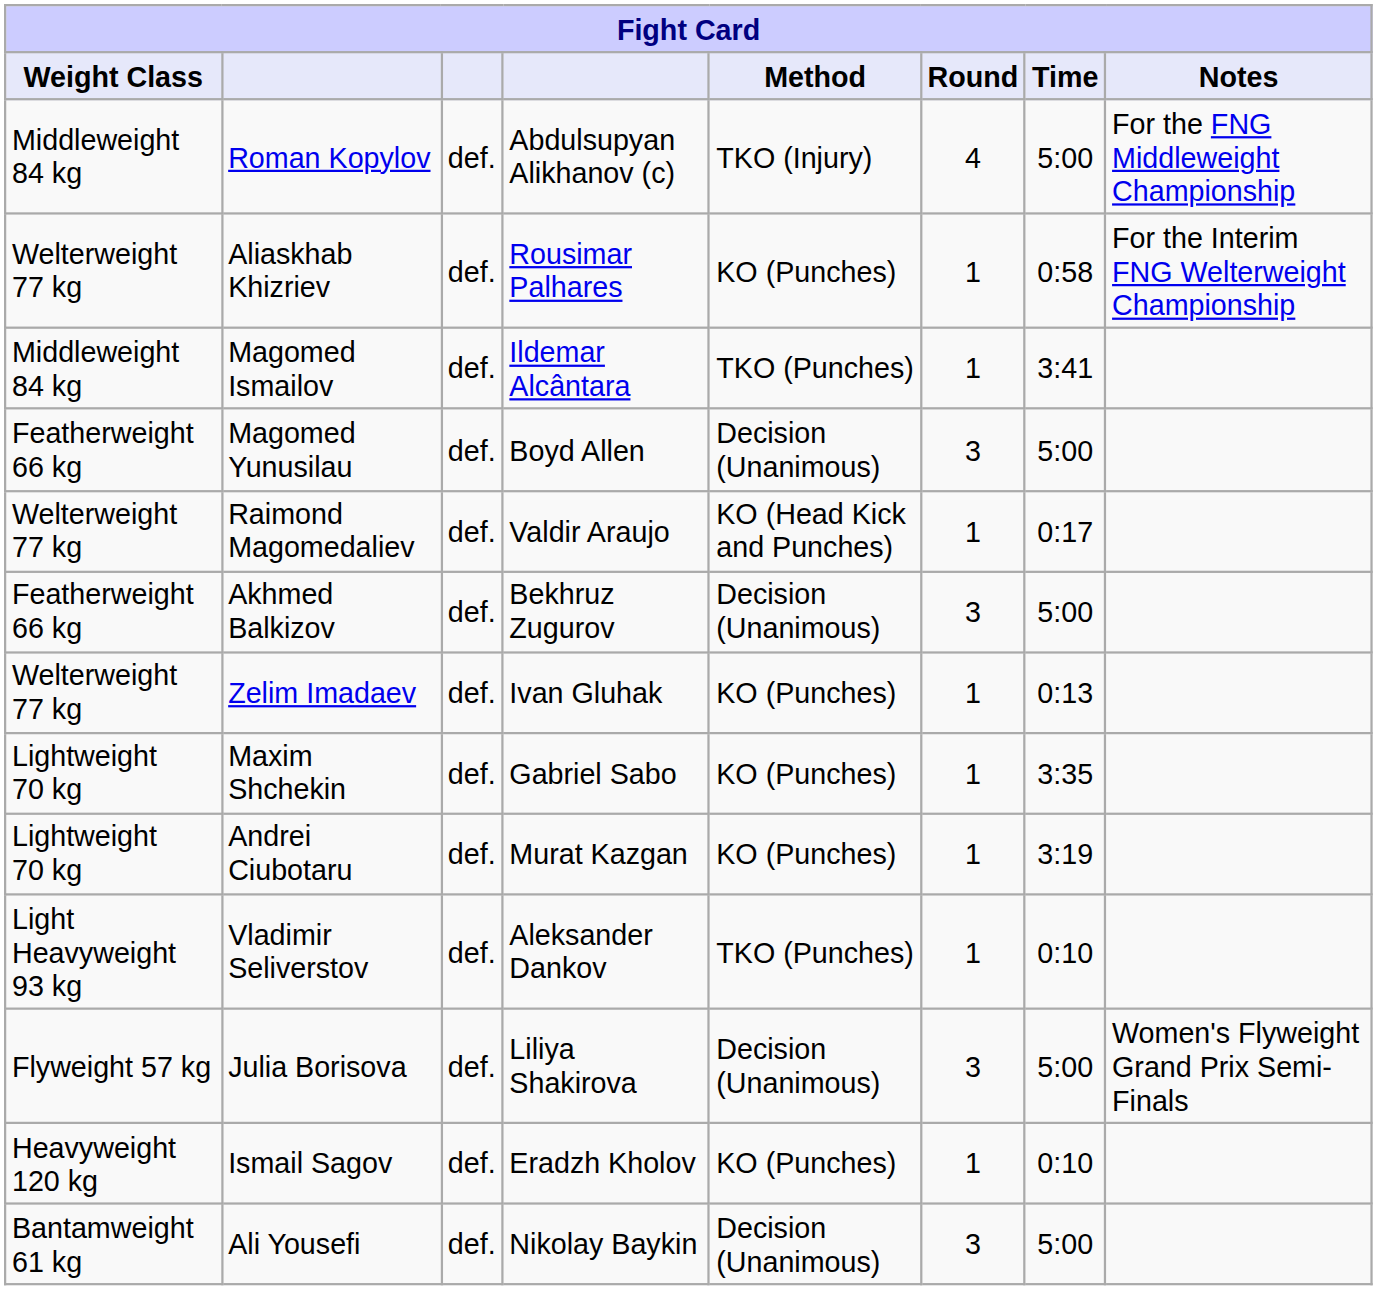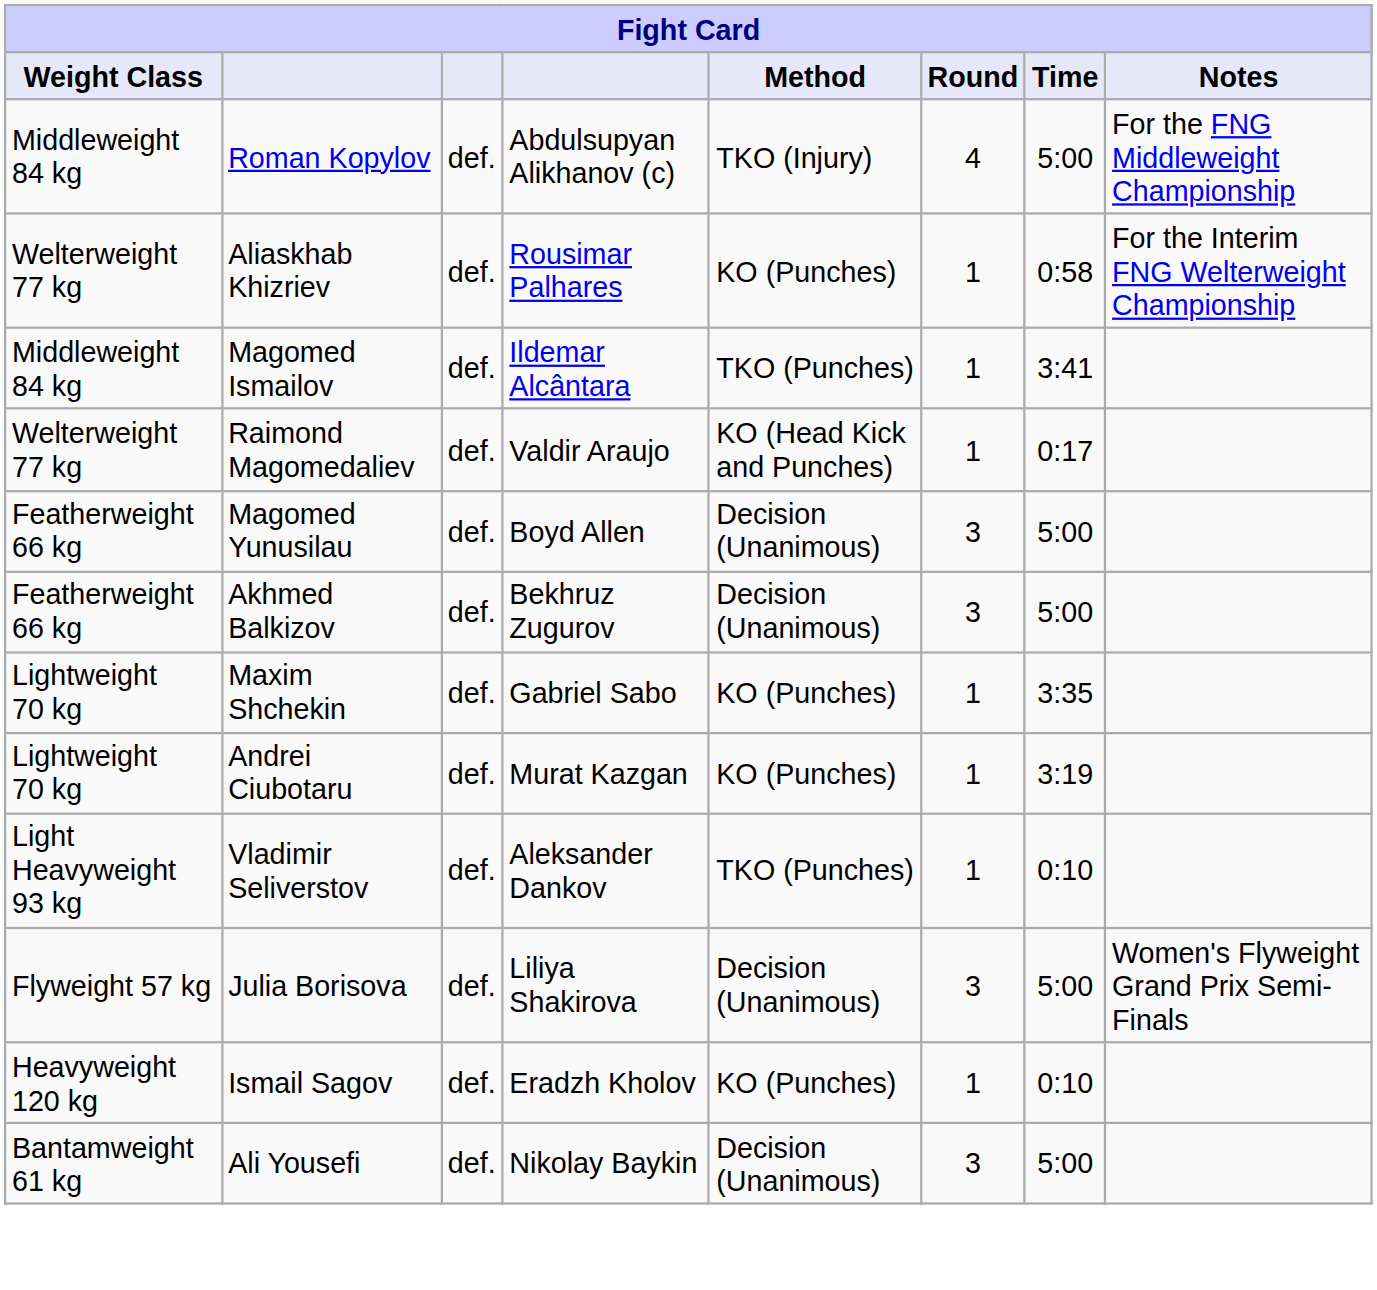rows swapped: (321, 530) <-> (292, 450)
- row: (322, 692)
